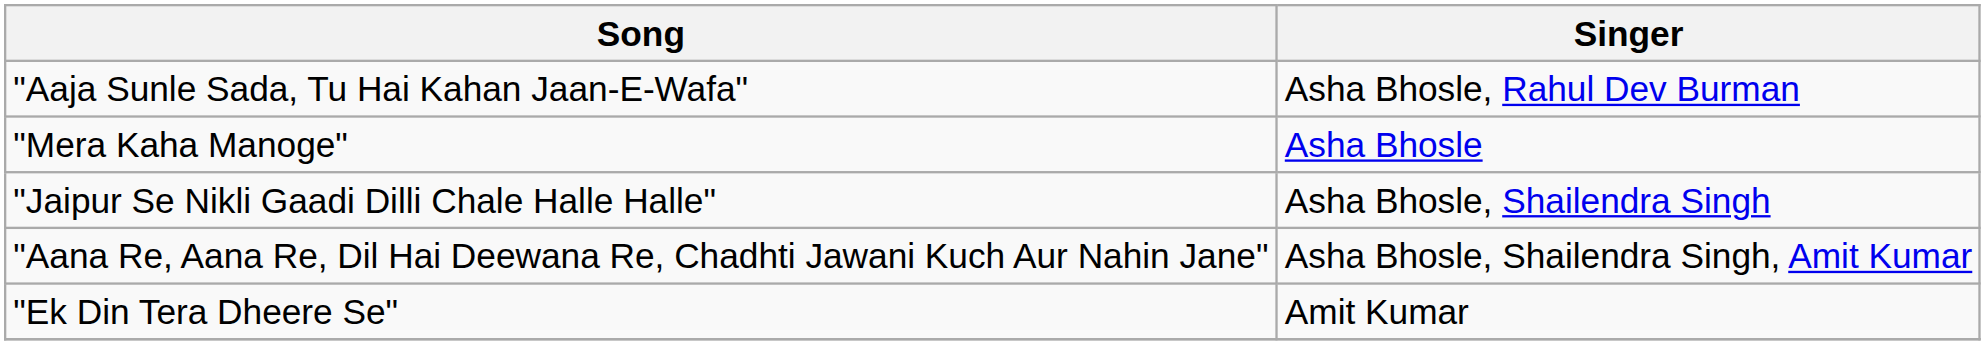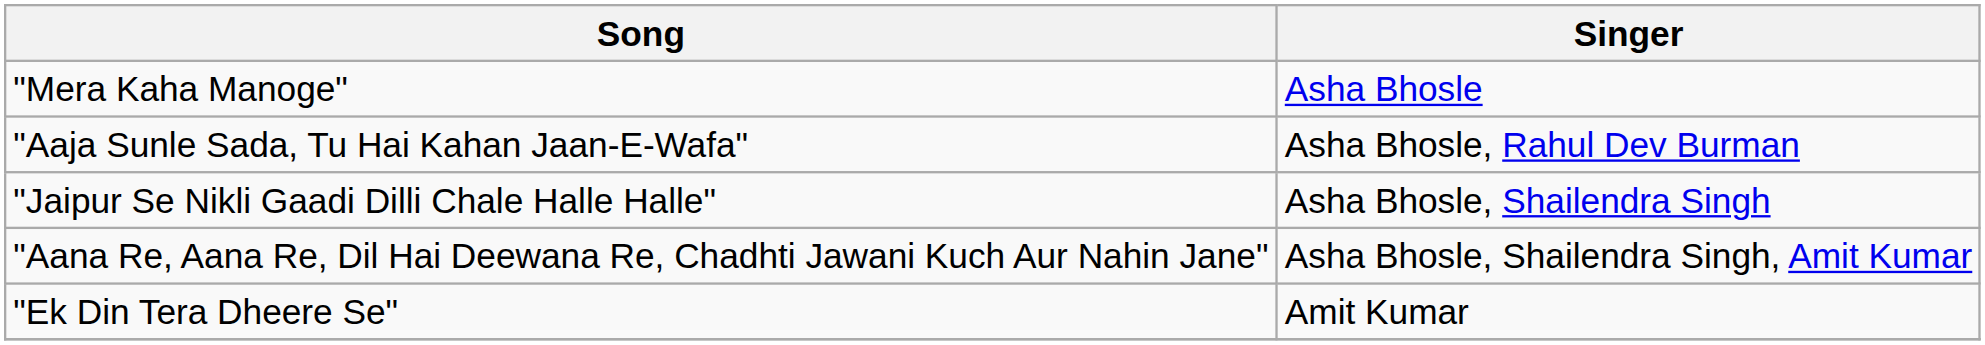rows swapped: (181, 145) <-> (381, 89)
